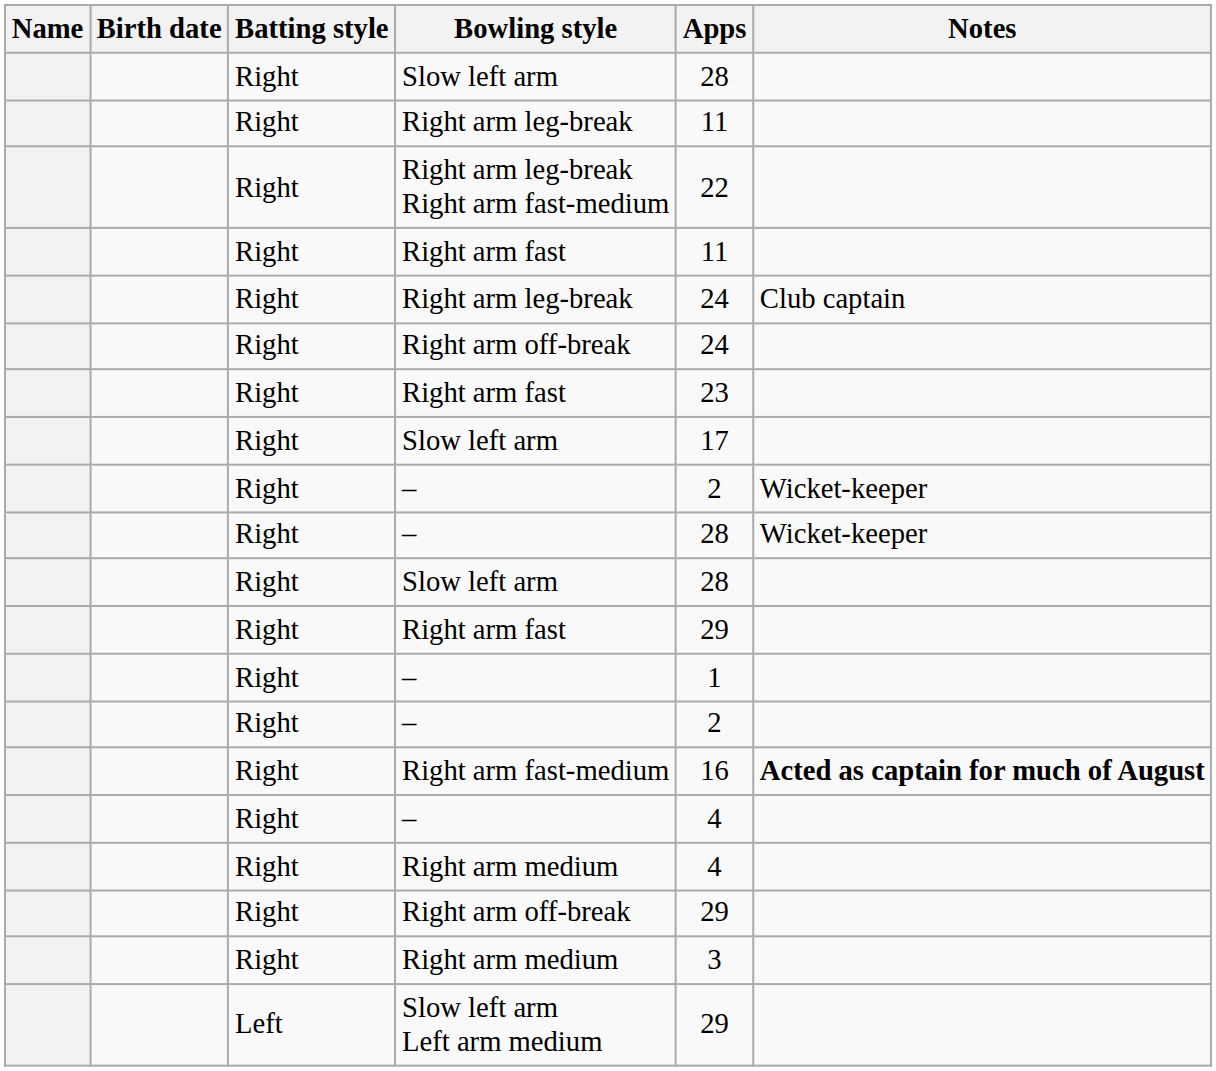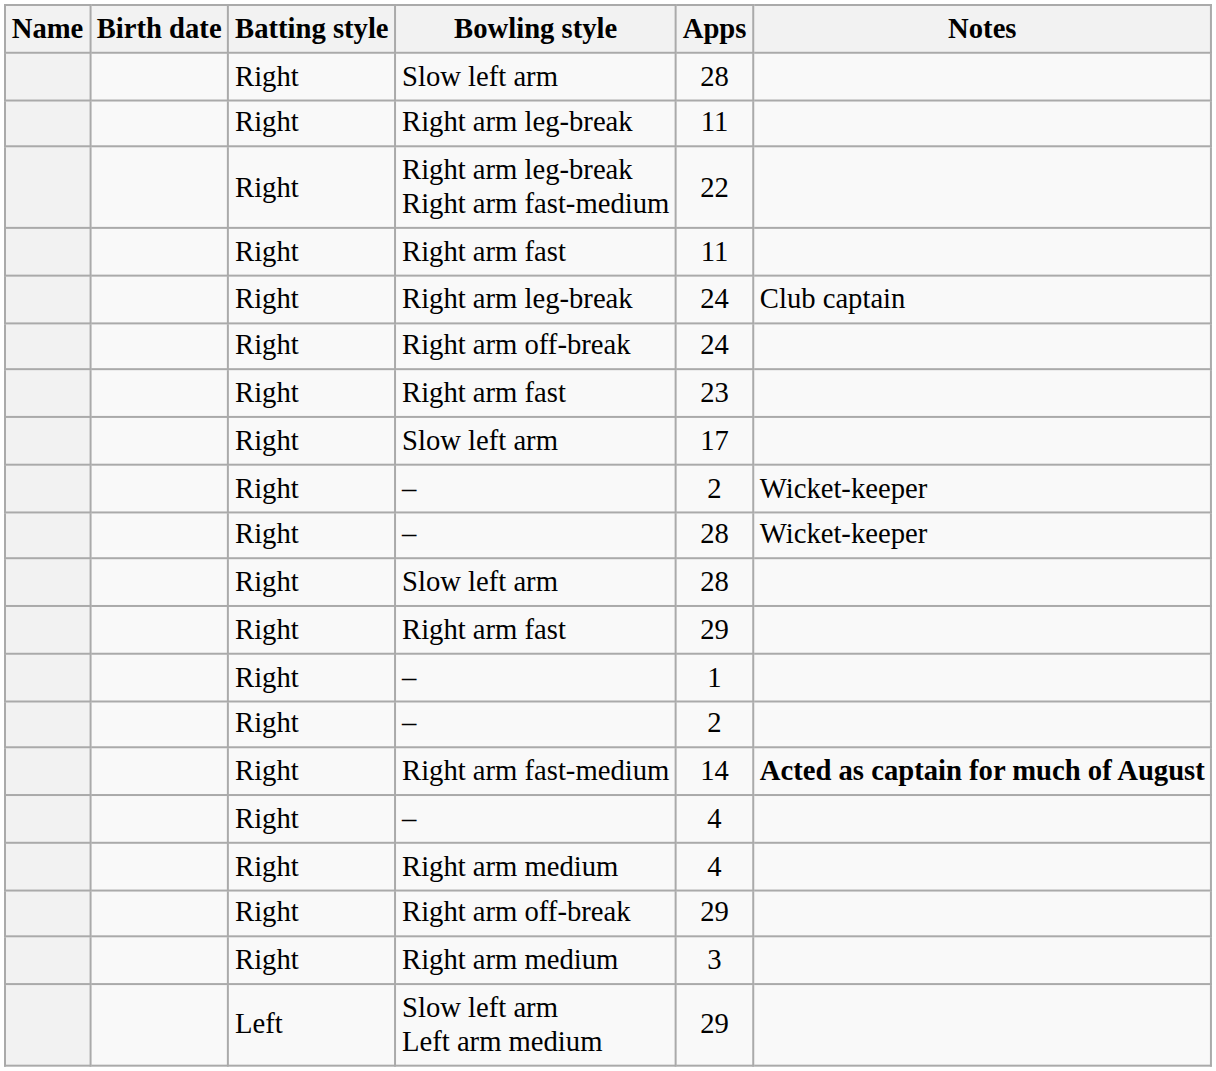(715, 771) 16 -> (715, 771) 14
